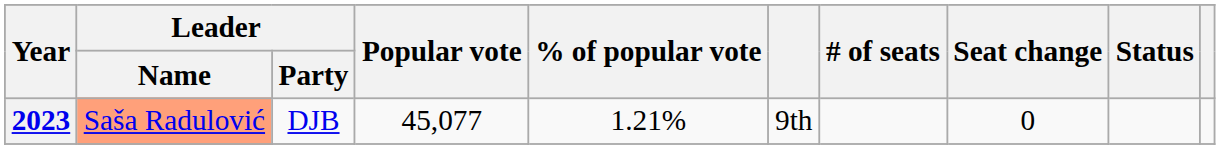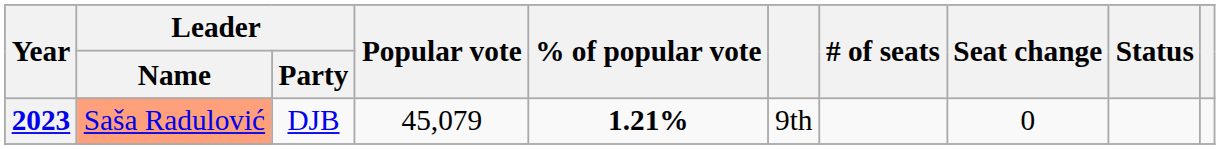(442, 120) 45,077 -> (442, 120) 45,079
(648, 120) normal -> (648, 120) bold
